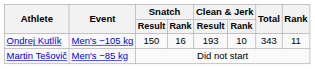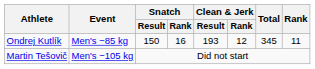(102, 41) Men's −105 kg -> (100, 41) Men's −85 kg
(242, 41) 10 -> (242, 41) 12
(269, 41) 343 -> (269, 41) 345
(100, 56) Men's −85 kg -> (102, 56) Men's −105 kg
